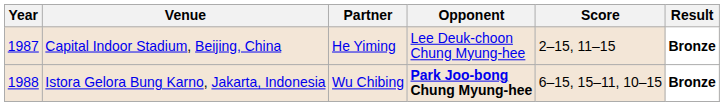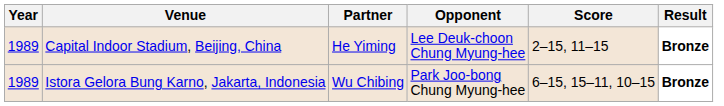(23, 46) 1987 -> (23, 46) 1989
(23, 83) 1988 -> (23, 83) 1989
(471, 83) bold -> (468, 83) normal
